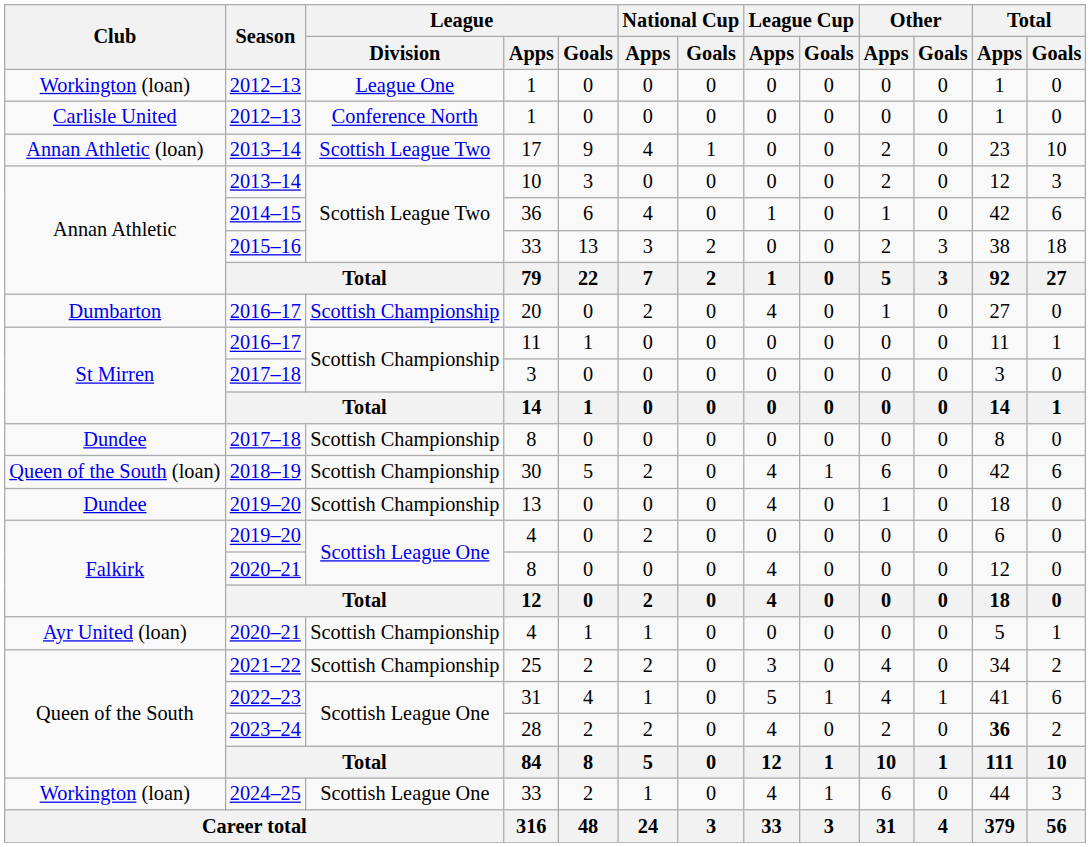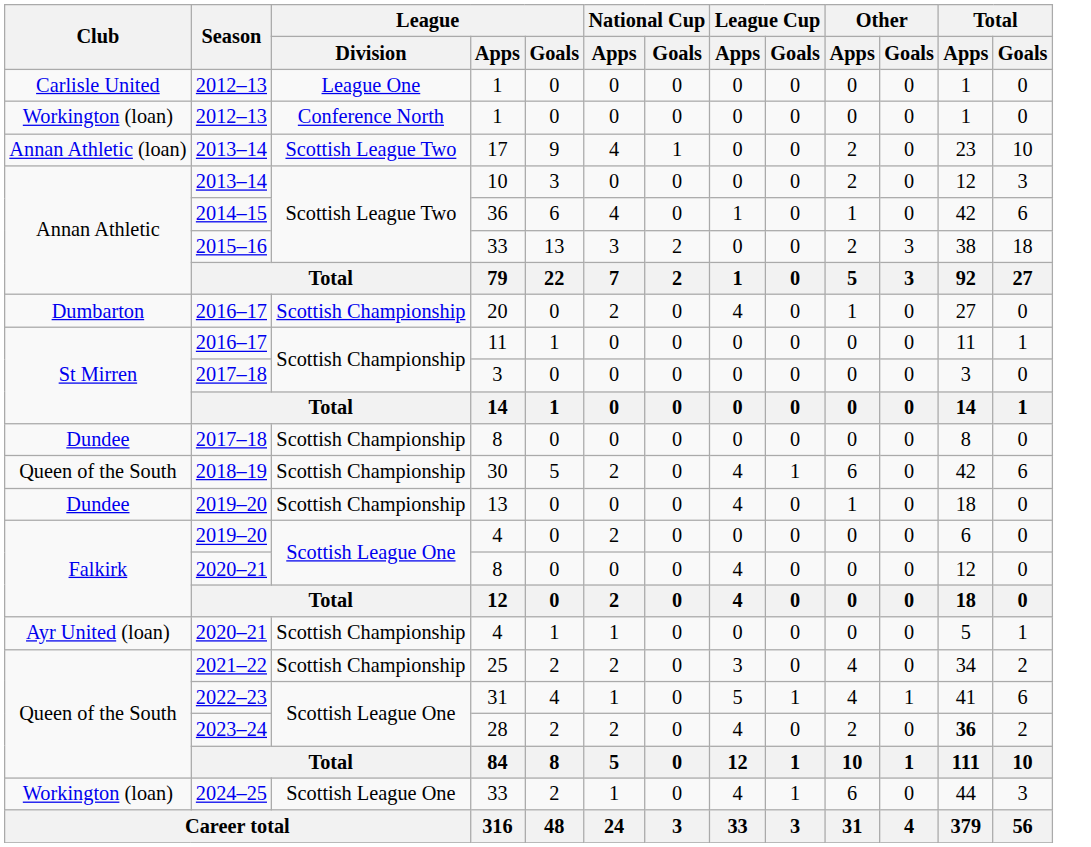(115, 85) Workington (loan) -> (98, 85) Carlisle United
(115, 117) Carlisle United -> (98, 117) Workington (loan)
(115, 471) Queen of the South (loan) -> (98, 471) Queen of the South
